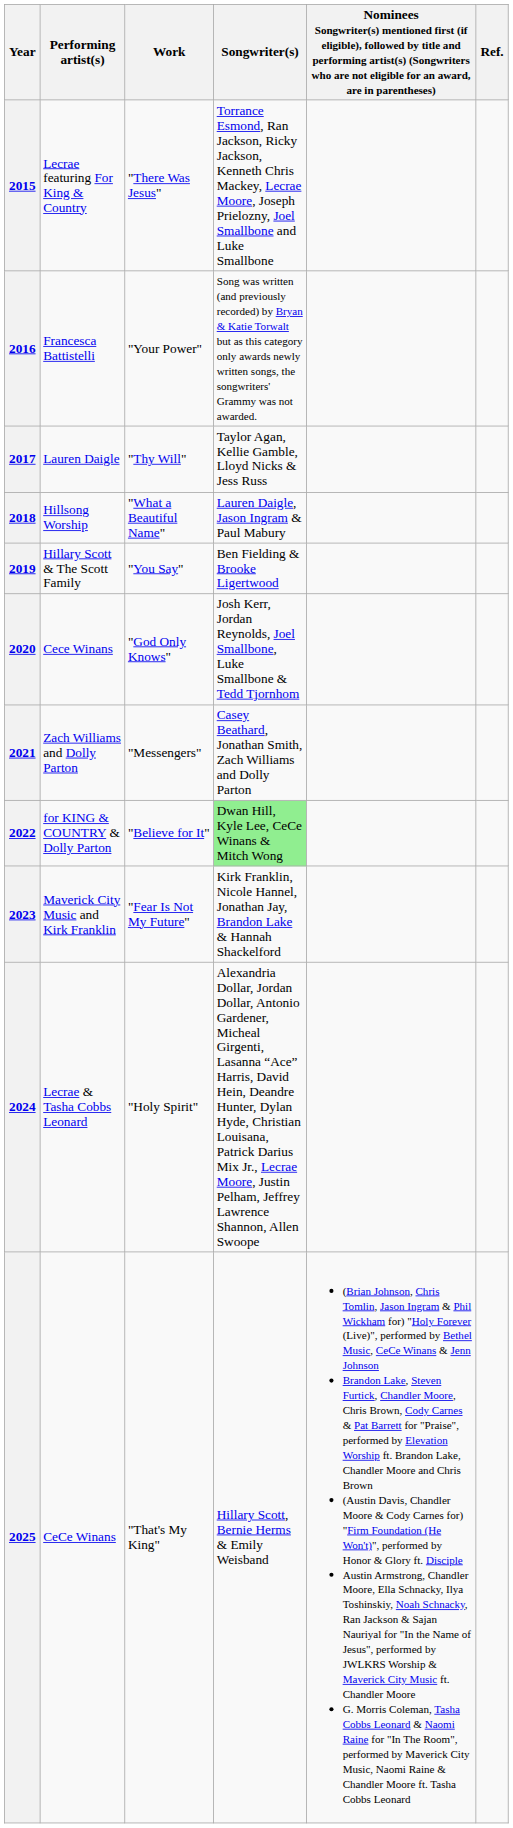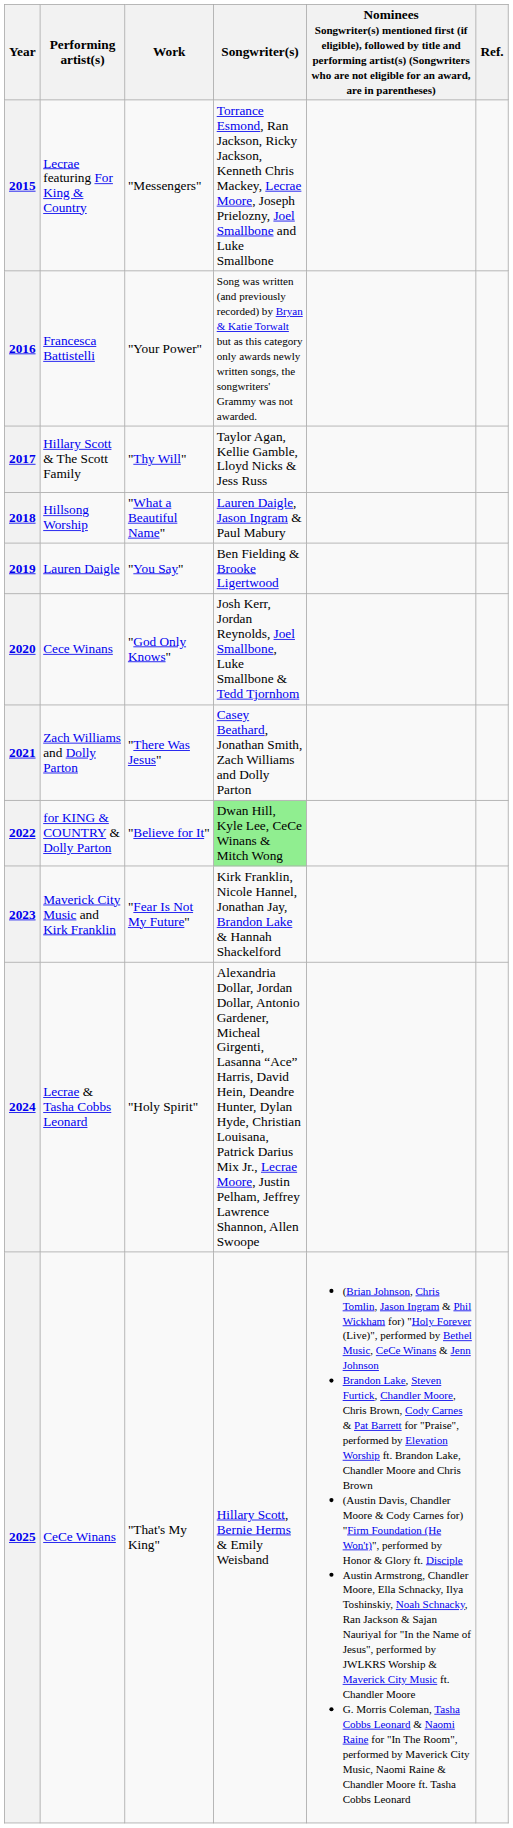(159, 185) "There Was Jesus" -> (165, 185) "Messengers"
(81, 459) Lauren Daigle -> (77, 459) Hillary Scott & The Scott Family
(77, 568) Hillary Scott & The Scott Family -> (81, 568) Lauren Daigle
(165, 752) "Messengers" -> (159, 752) "There Was Jesus"
